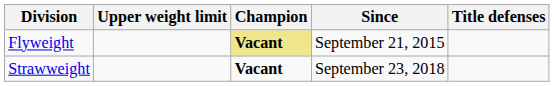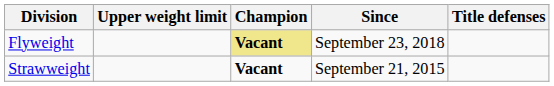(380, 42) September 21, 2015 -> (380, 42) September 23, 2018
(380, 68) September 23, 2018 -> (380, 68) September 21, 2015
